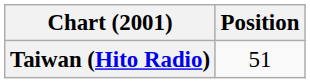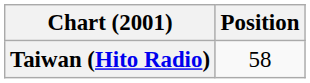(260, 58) 51 -> (260, 58) 58
